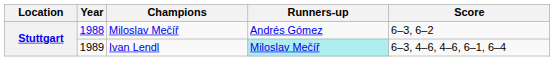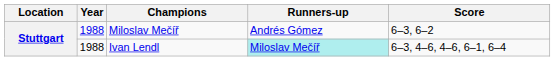(92, 47) 1989 -> (92, 47) 1988
